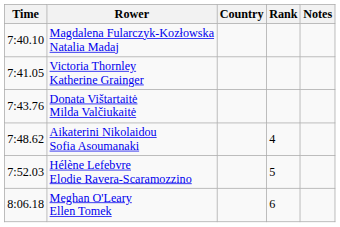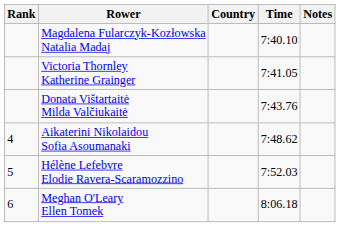columns swapped: (283, 14) <-> (26, 14)
